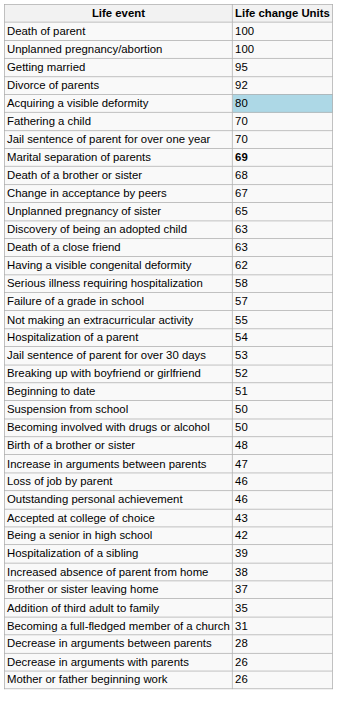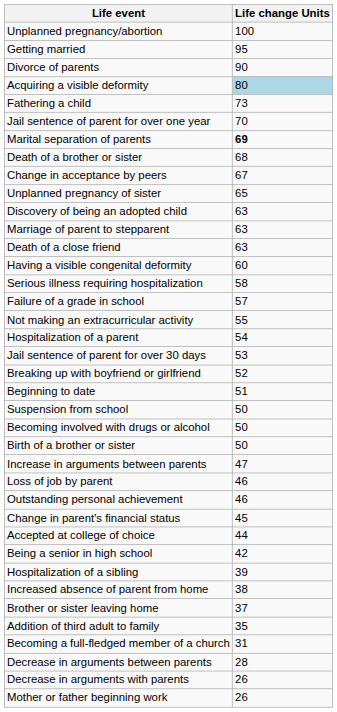- row: (46, 31)
(241, 85) 92 -> (241, 67) 90
(241, 121) 70 -> (241, 103) 73
+ row: (88, 229)
(241, 265) 62 -> (241, 265) 60
(241, 445) 48 -> (241, 445) 50
+ row: (94, 517)
(241, 517) 43 -> (241, 535) 44
